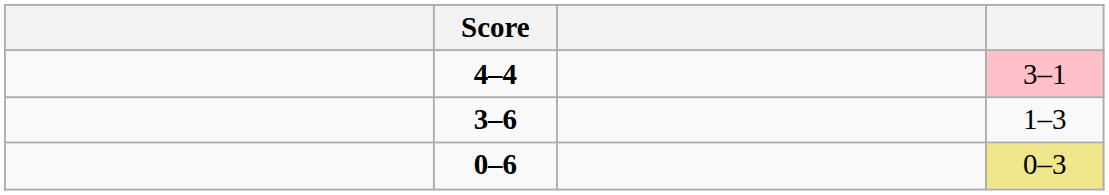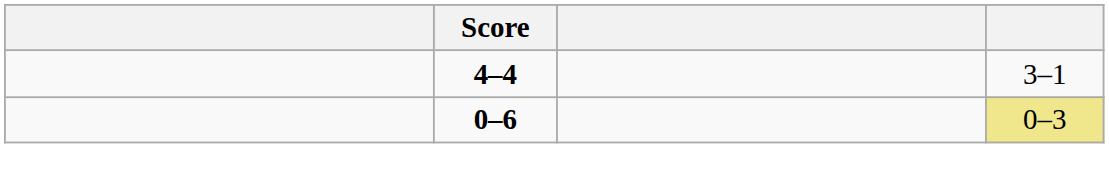(1045, 73) pink background -> (1045, 73) no background
- row: (495, 119)
